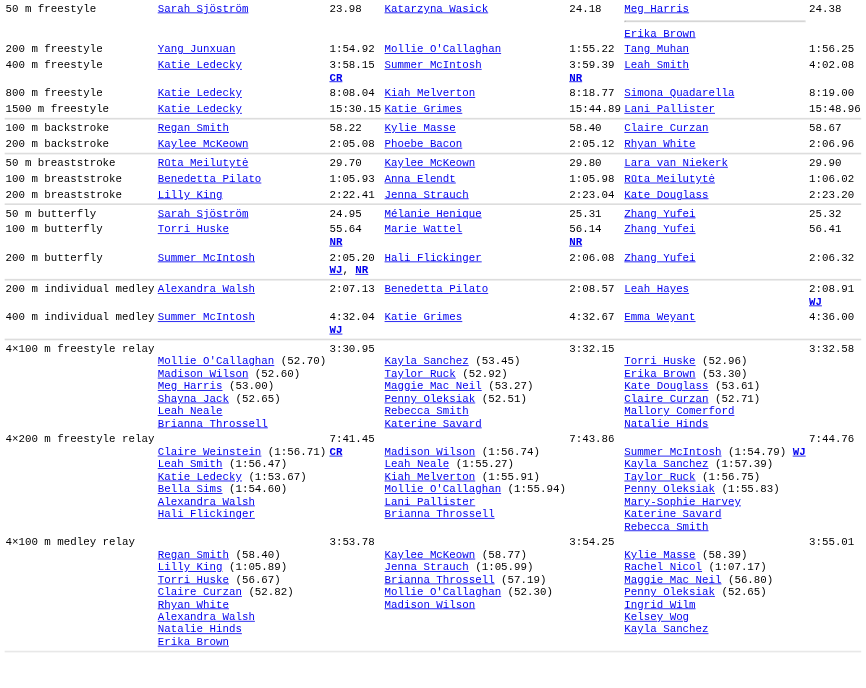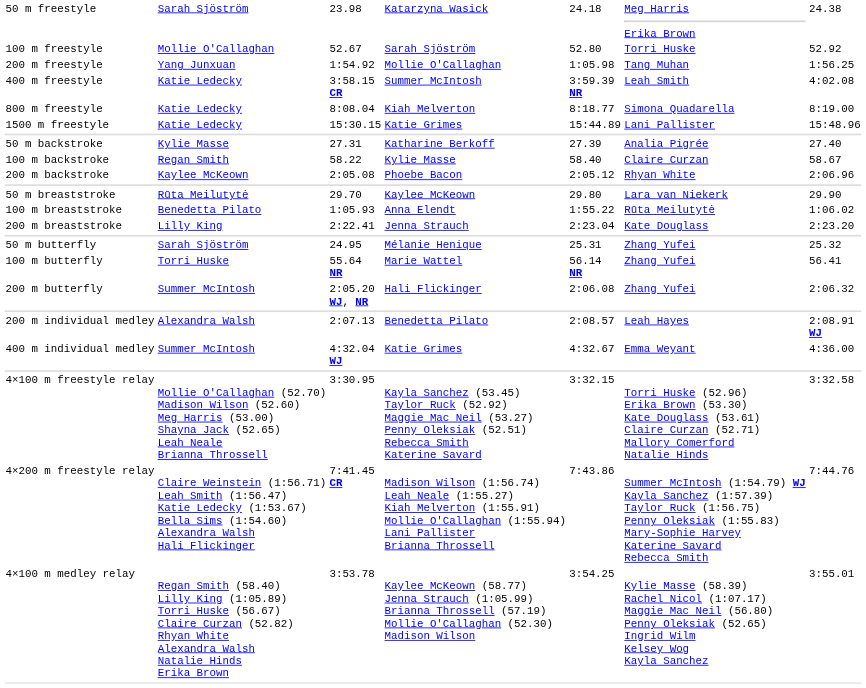+ row: (54, 49)
(592, 49) 1:55.22 -> (592, 65) 1:05.98
+ row: (54, 144)
(592, 179) 1:05.98 -> (592, 210) 1:55.22
